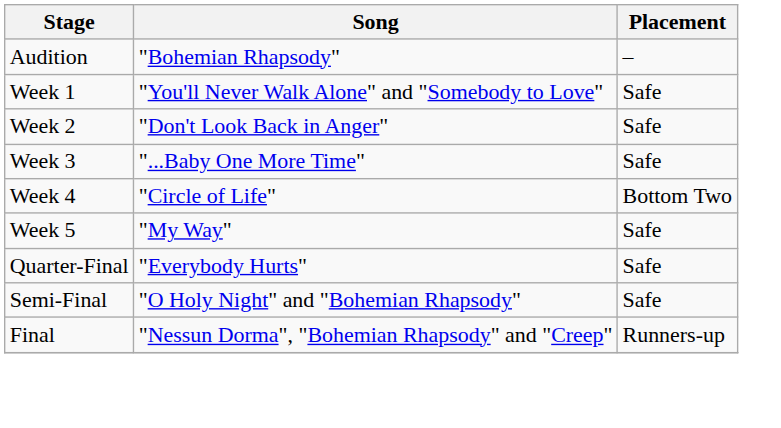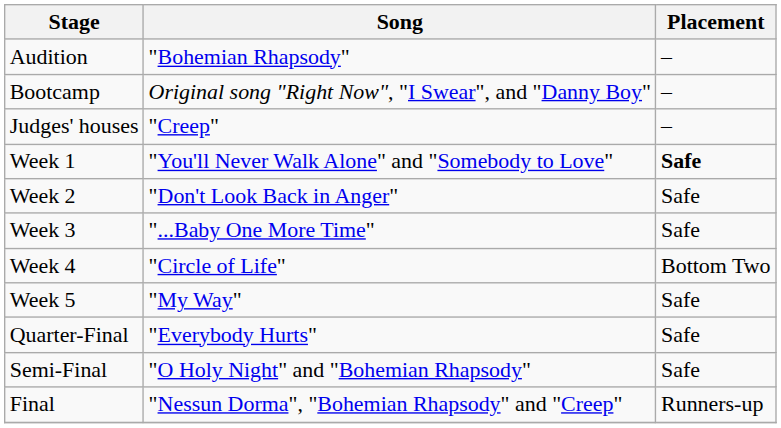+ row: (55, 91)
+ row: (74, 126)
(642, 91) normal -> (681, 160) bold
